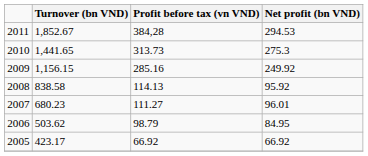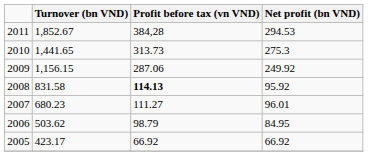(148, 68) 285.16 -> (148, 68) 287.06
(50, 86) 838.58 -> (50, 86) 831.58
(148, 86) normal -> (148, 86) bold
